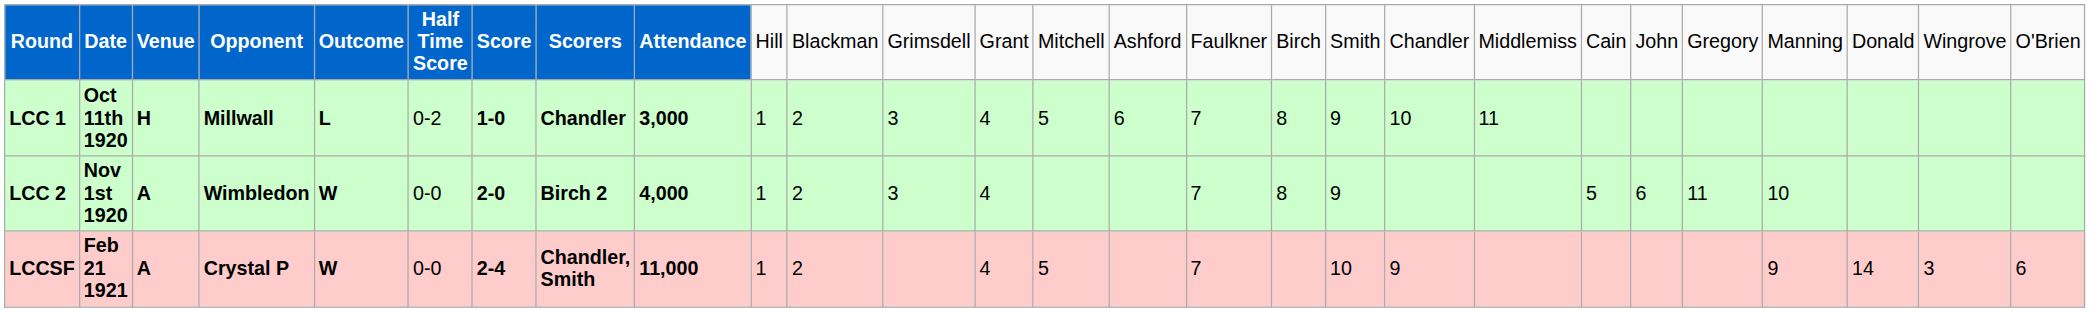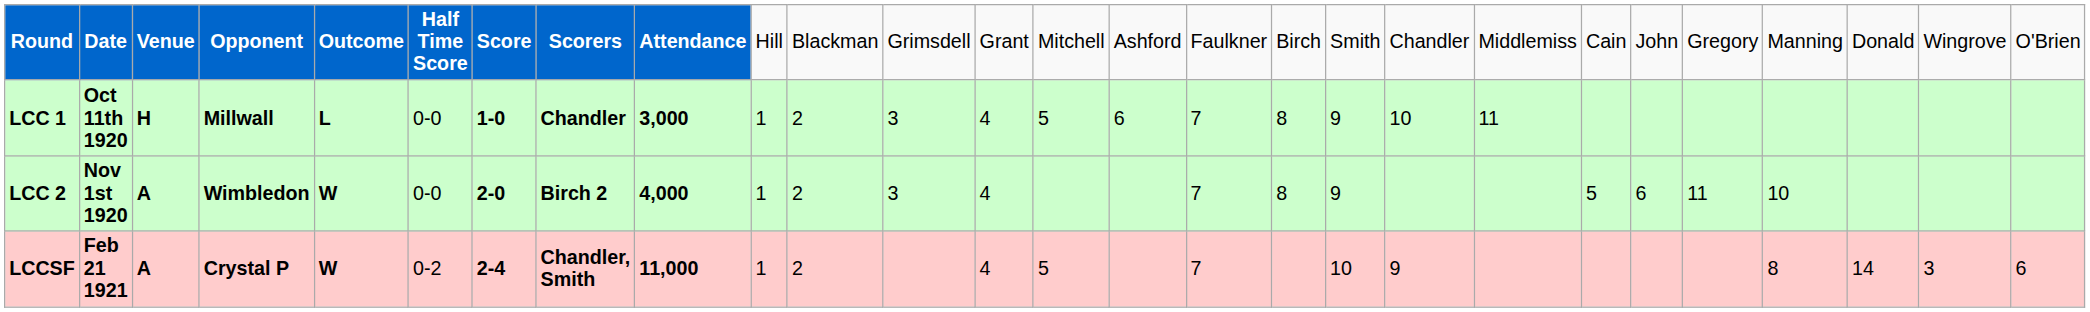(427, 117) 0-2 -> (427, 117) 0-0
(427, 268) 0-0 -> (427, 268) 0-2
(1773, 268) 9 -> (1773, 268) 8
